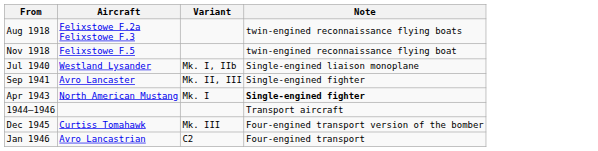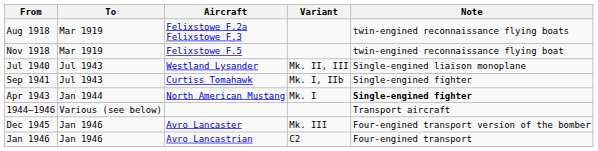+ column: (111, 12)
(209, 66) Mk. I, IIb -> (319, 66) Mk. II, III
(97, 80) Avro Lancaster -> (209, 80) Curtiss Tomahawk
(212, 80) Mk. II, III -> (316, 80) Mk. I, IIb
(103, 124) Curtiss Tomahawk -> (204, 124) Avro Lancaster
